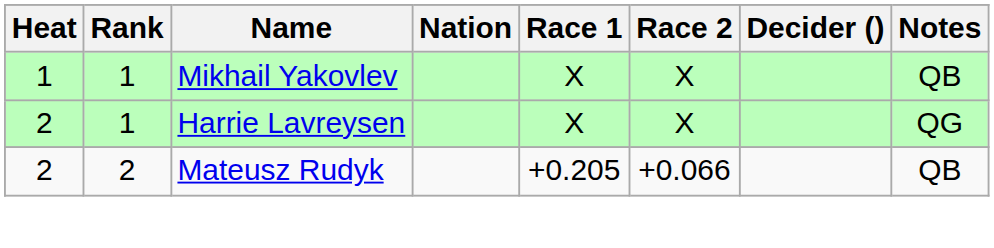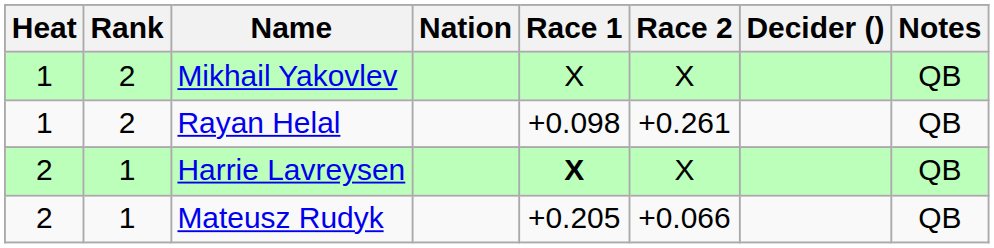(127, 75) 1 -> (127, 75) 2
+ row: (259, 123)
(574, 123) normal -> (574, 170) bold
(940, 123) QG -> (940, 170) QB
(127, 170) 2 -> (127, 218) 1
